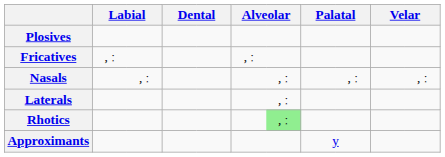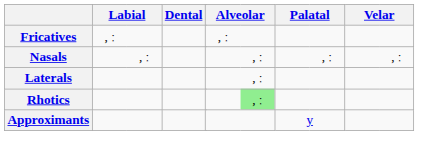- row: (48, 36)
